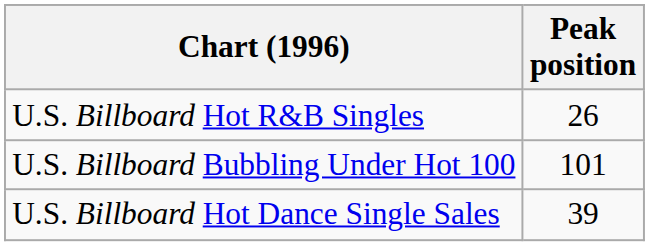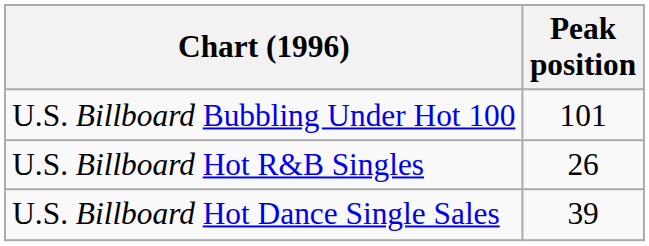rows swapped: (264, 164) <-> (218, 114)
